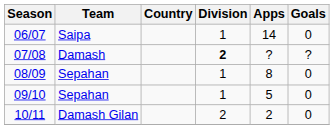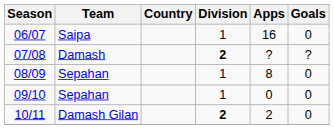(269, 34) 14 -> (269, 34) 16
(269, 94) 5 -> (269, 94) 0
(223, 114) normal -> (223, 114) bold
